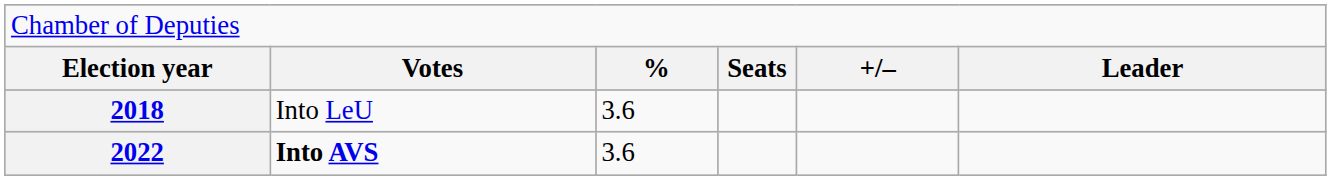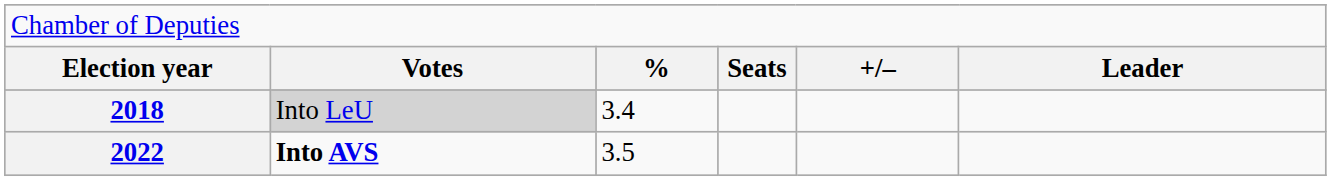(324, 110) no background -> (324, 110) lightgrey background
(618, 110) 3.6 -> (618, 110) 3.4
(618, 152) 3.6 -> (618, 152) 3.5
